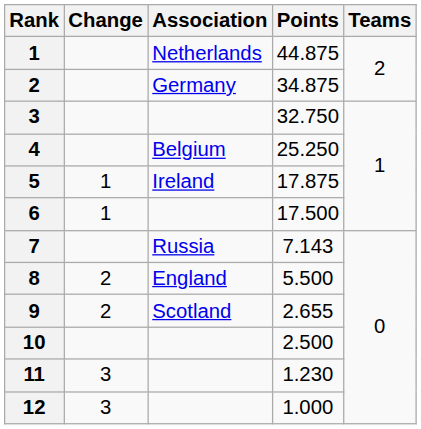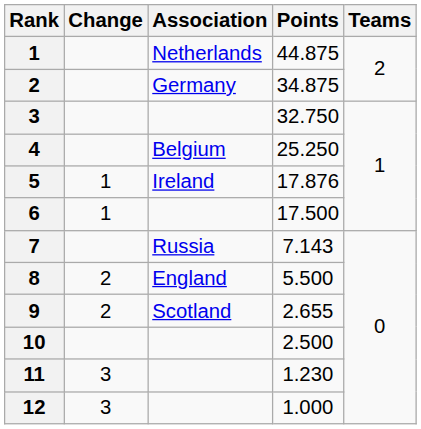(308, 181) 17.875 -> (308, 181) 17.876
